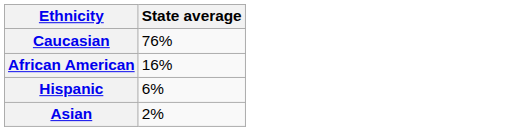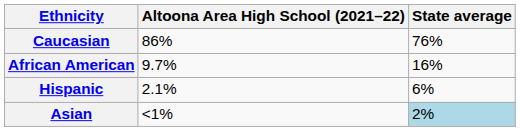+ column: (273, 16)
(153, 114) no background -> (423, 114) lightblue background
